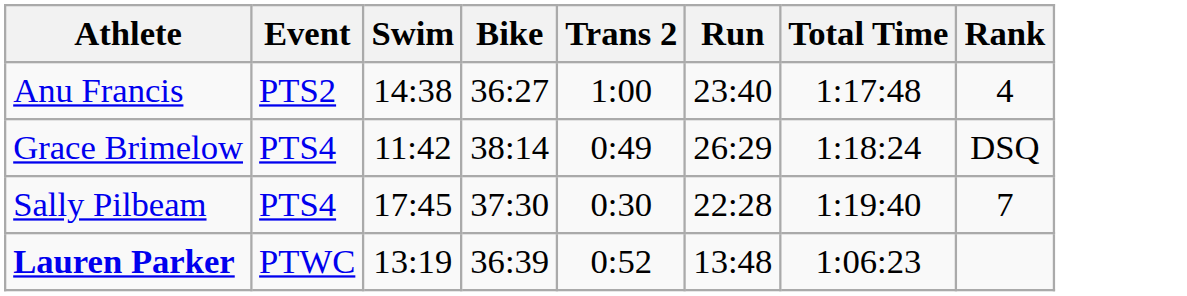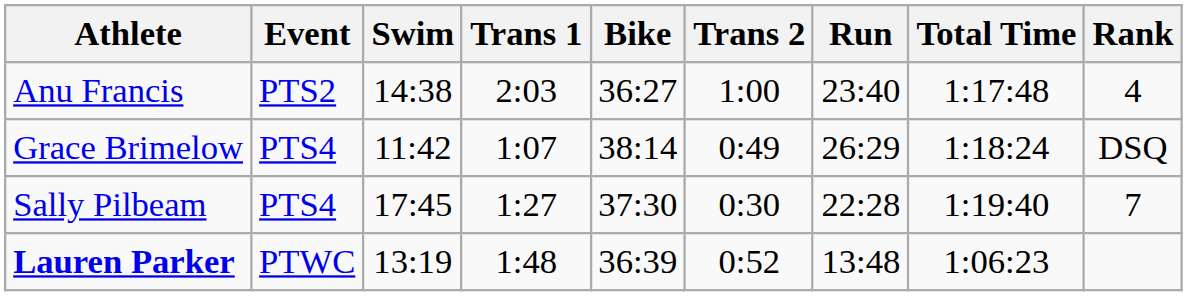+ column: (526, 33)
